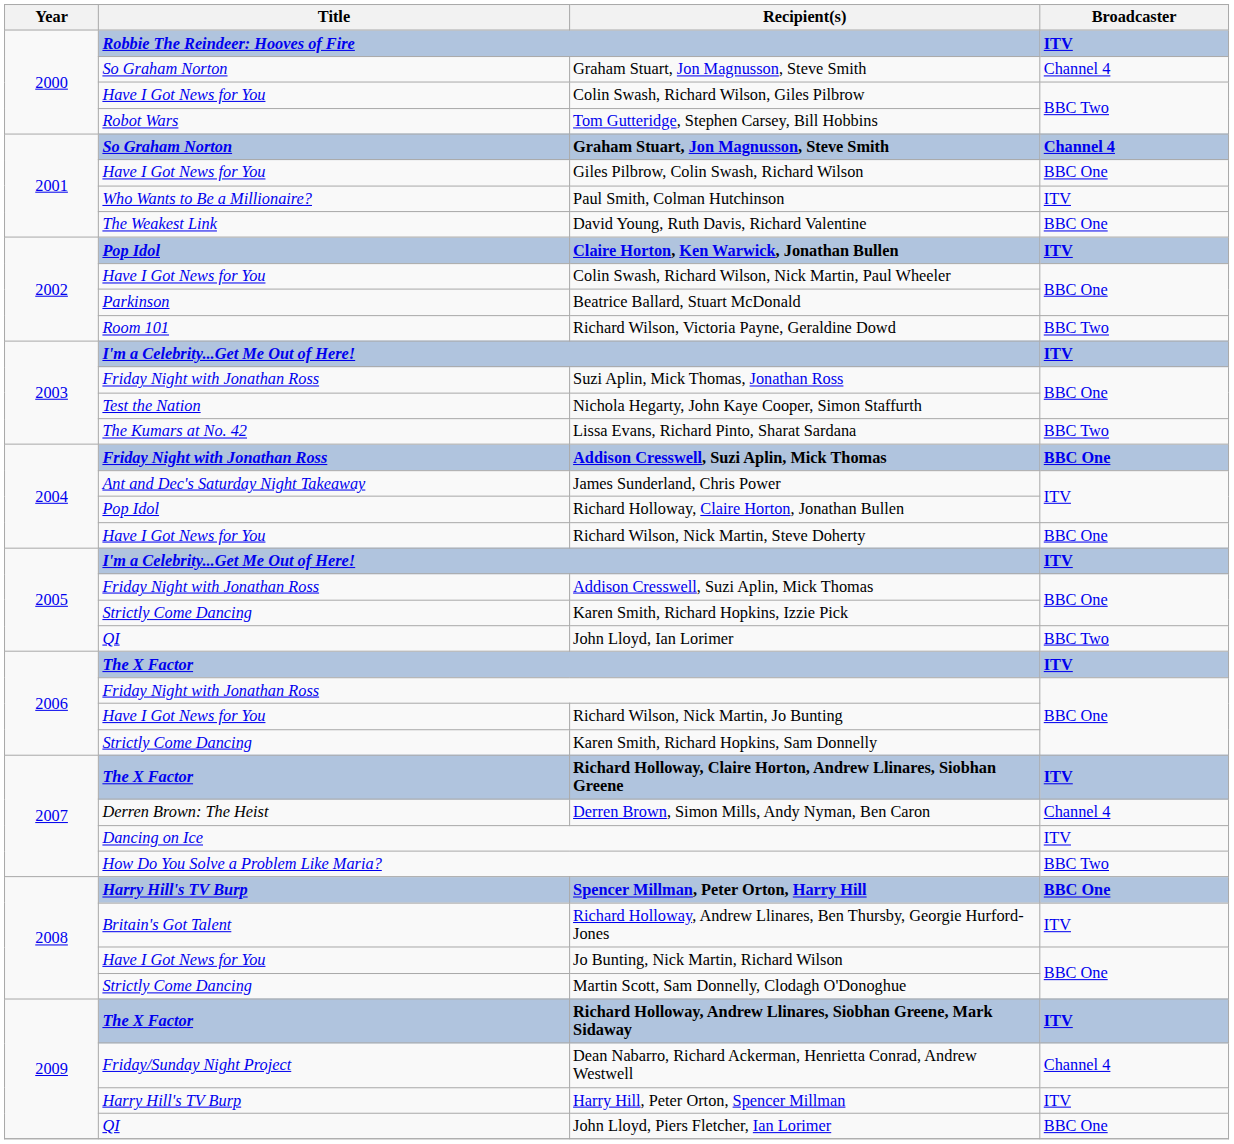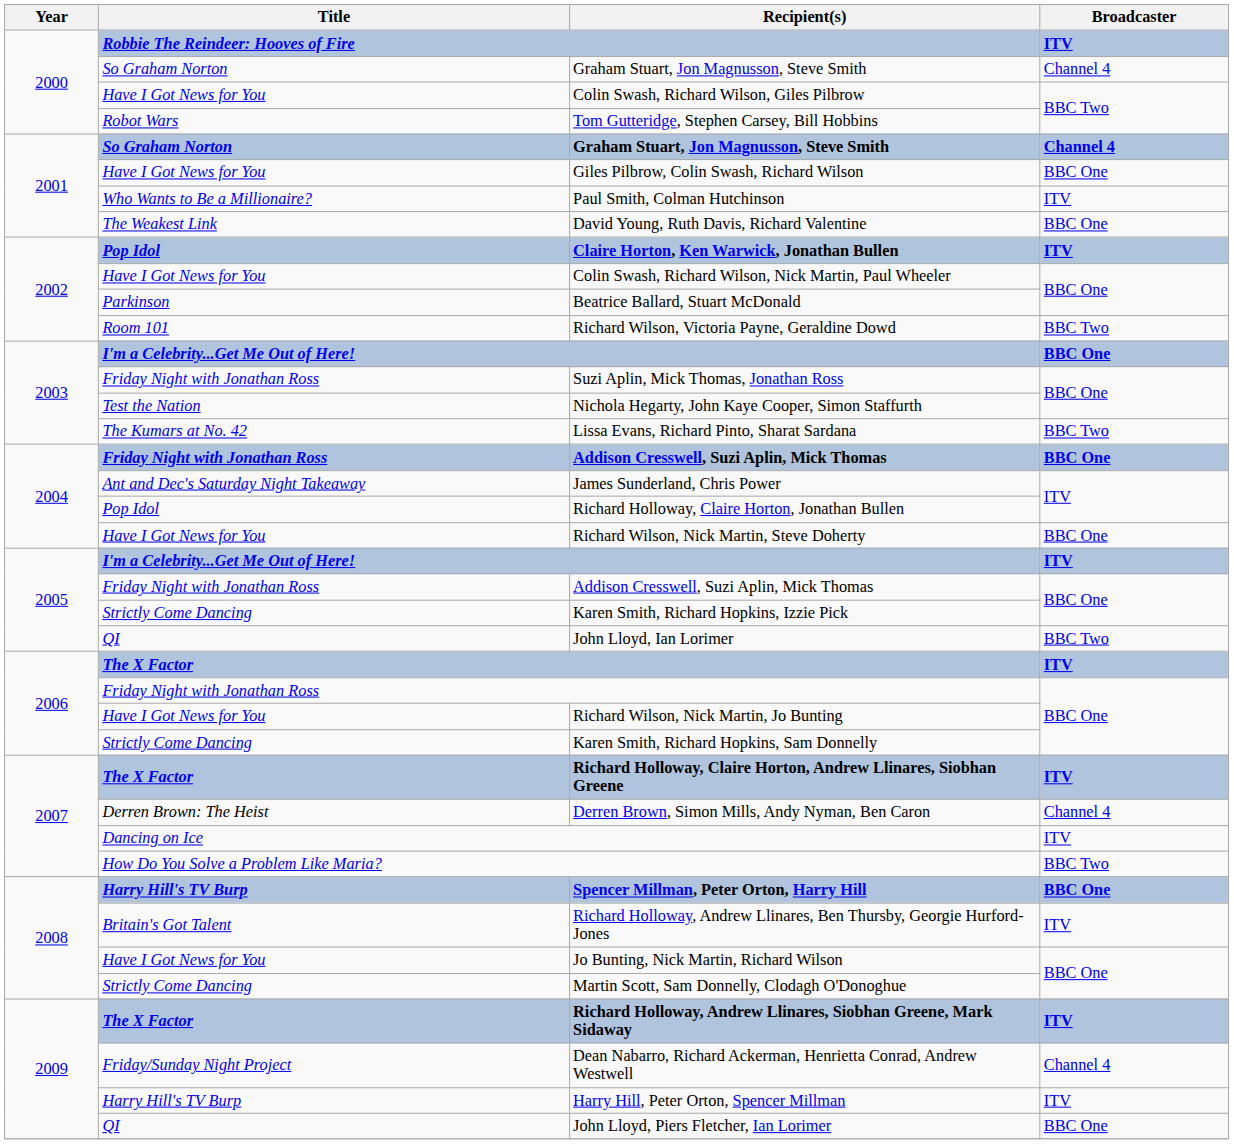(1058, 353) ITV -> (1077, 353) BBC One
